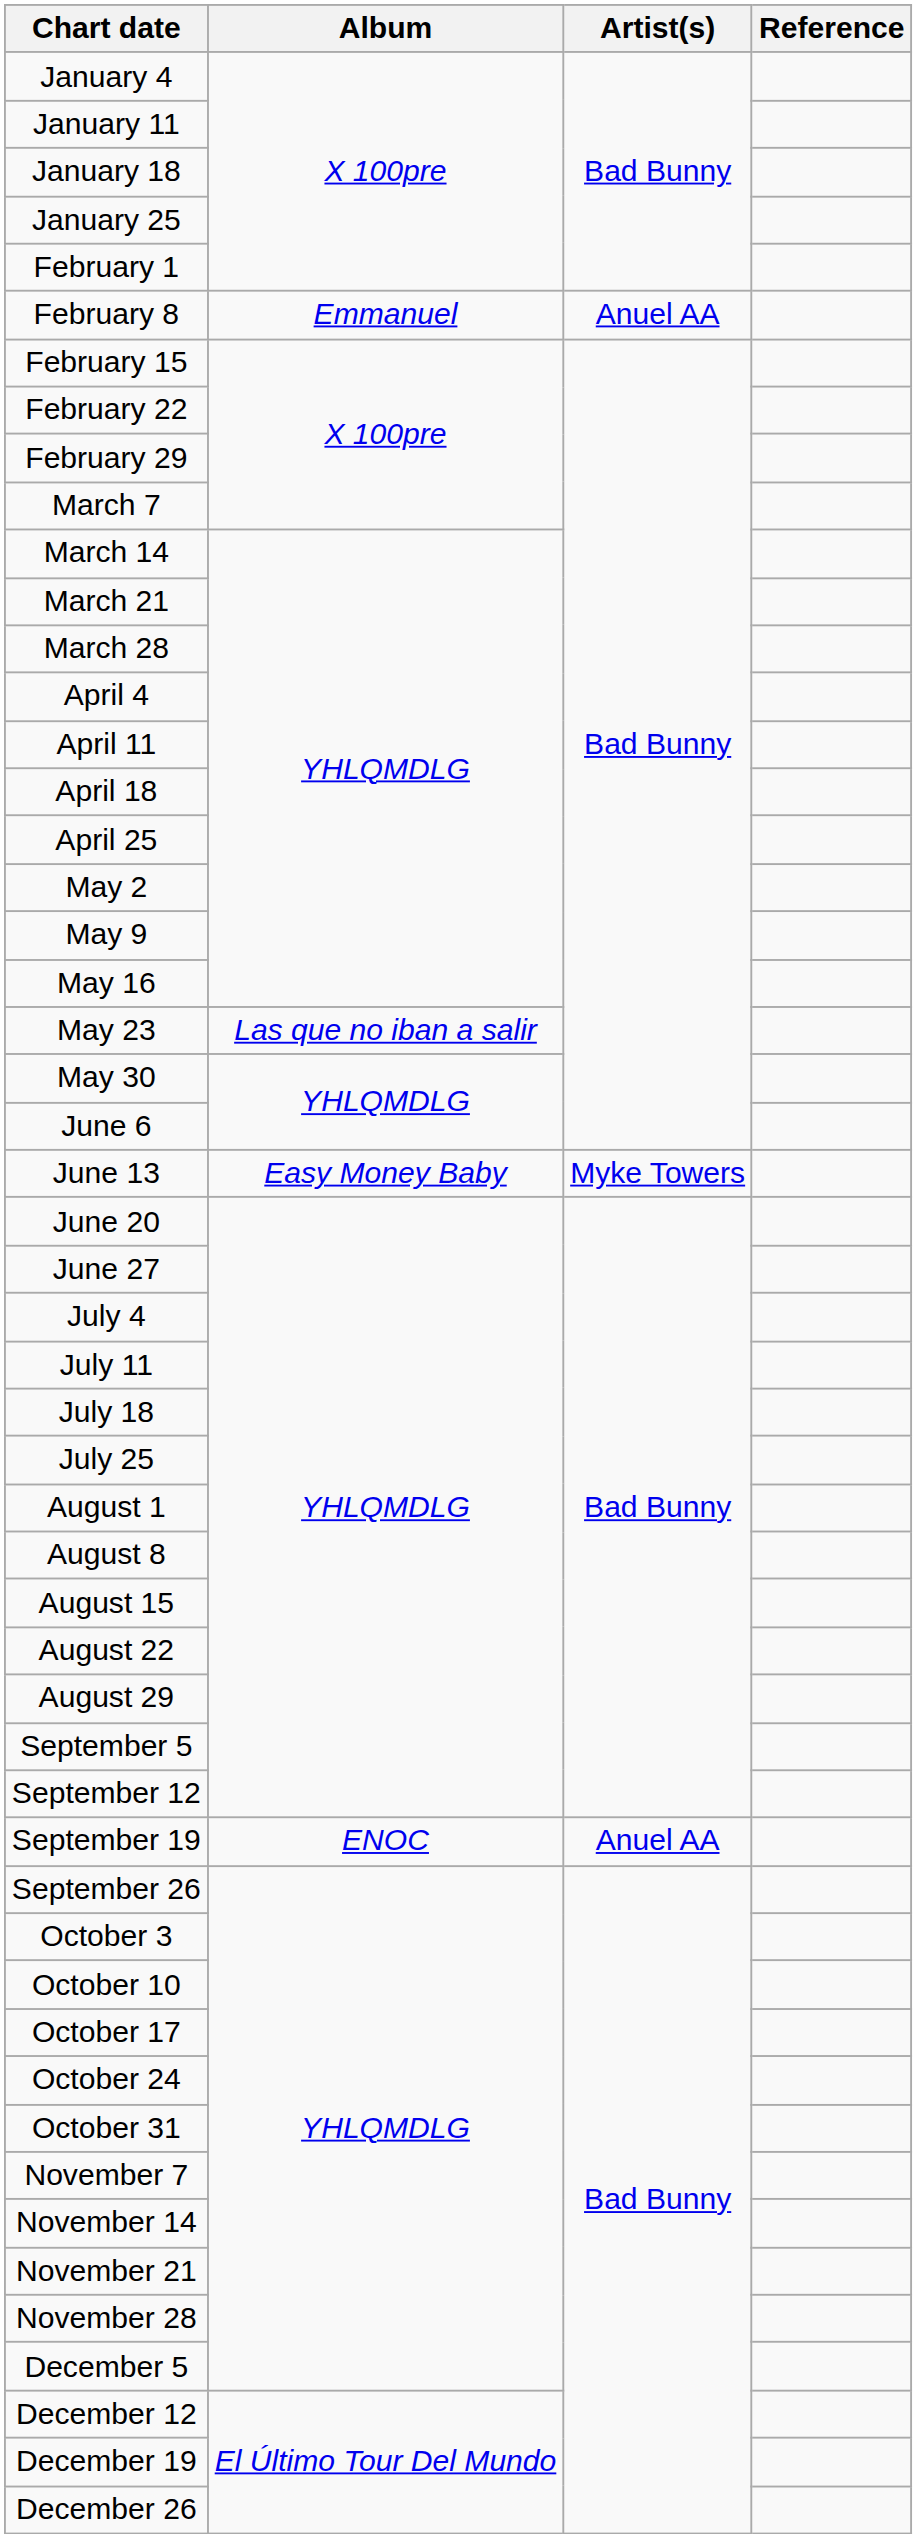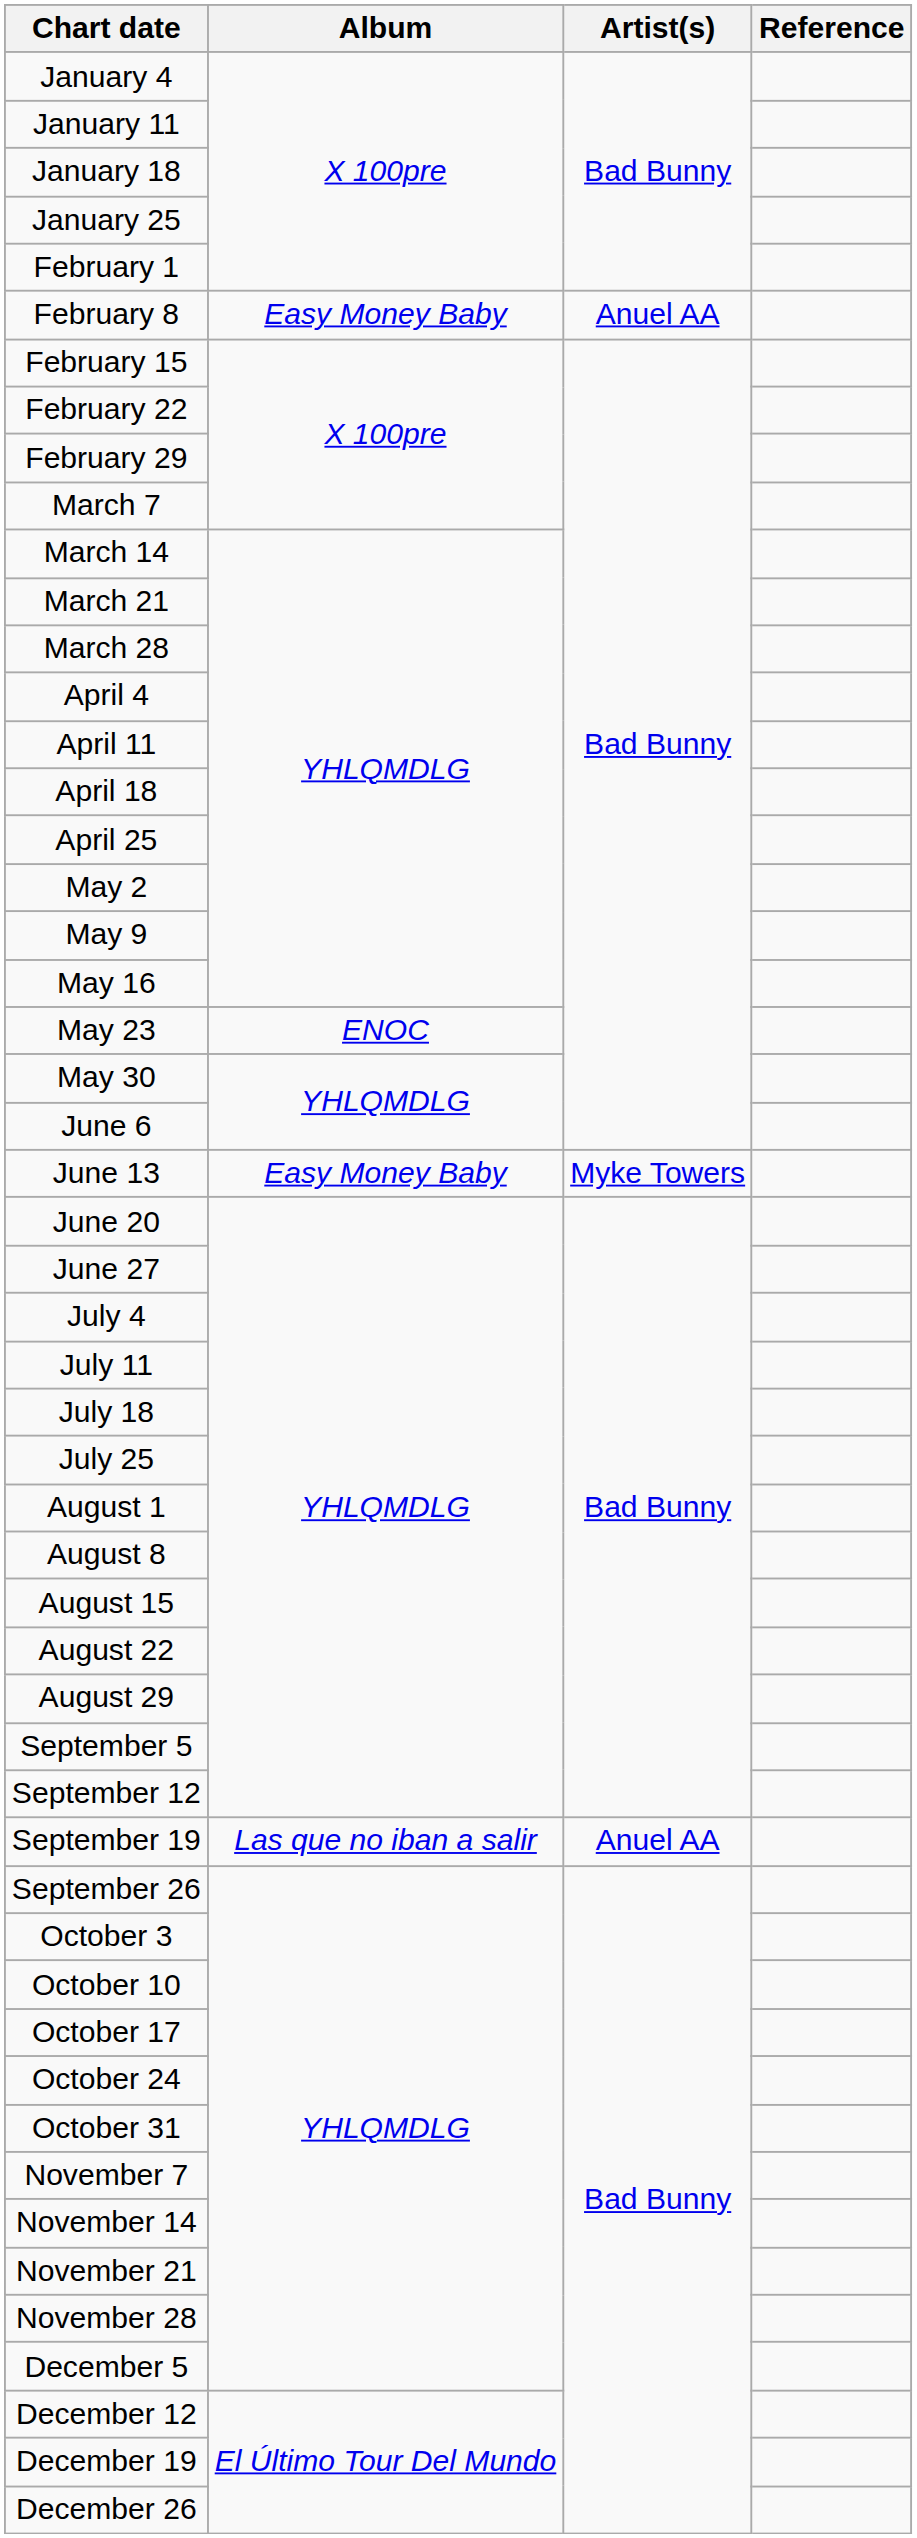(386, 314) Emmanuel -> (386, 314) Easy Money Baby
(385, 1030) Las que no iban a salir -> (386, 1030) ENOC
(386, 1841) ENOC -> (385, 1841) Las que no iban a salir
